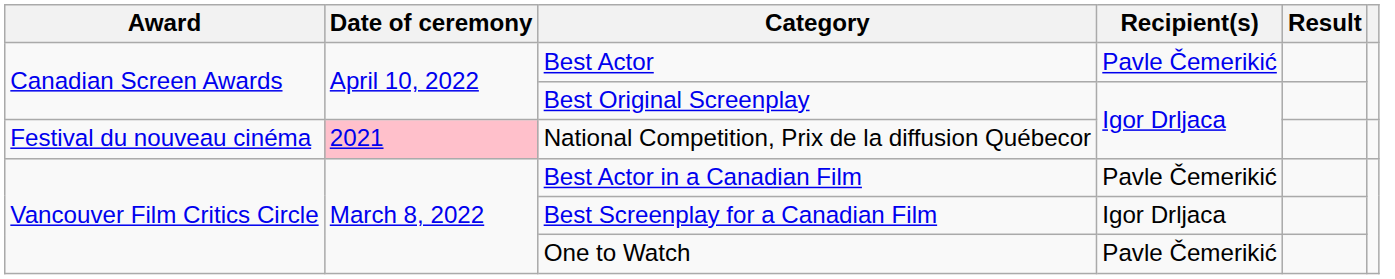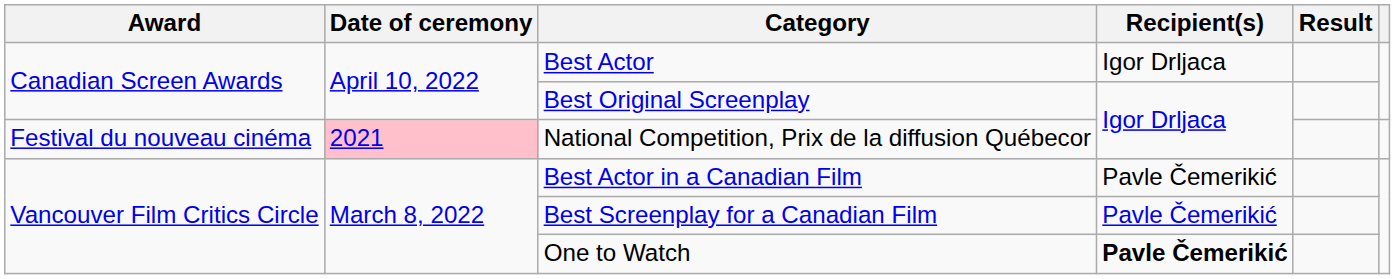(1190, 61) Pavle Čemerikić -> (1164, 61) Igor Drljaca
(1164, 215) Igor Drljaca -> (1190, 215) Pavle Čemerikić
(1190, 253) normal -> (1195, 253) bold
